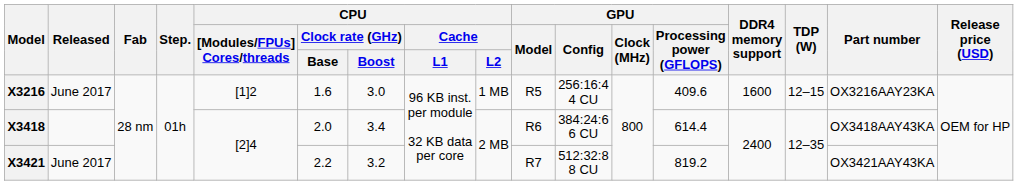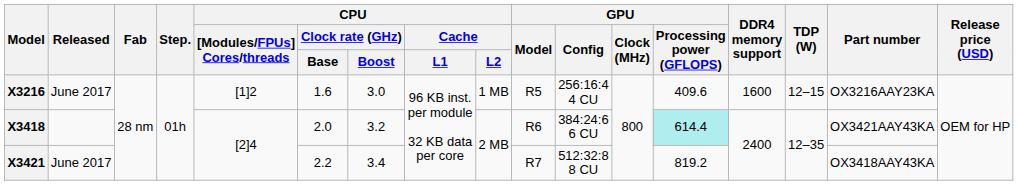(376, 127) 3.4 -> (376, 127) 3.2
(691, 127) no background -> (691, 127) paleturquoise background
(882, 127) OX3418AAY43KA -> (882, 127) OX3421AAY43KA
(376, 162) 3.2 -> (376, 162) 3.4
(882, 162) OX3421AAY43KA -> (882, 162) OX3418AAY43KA
